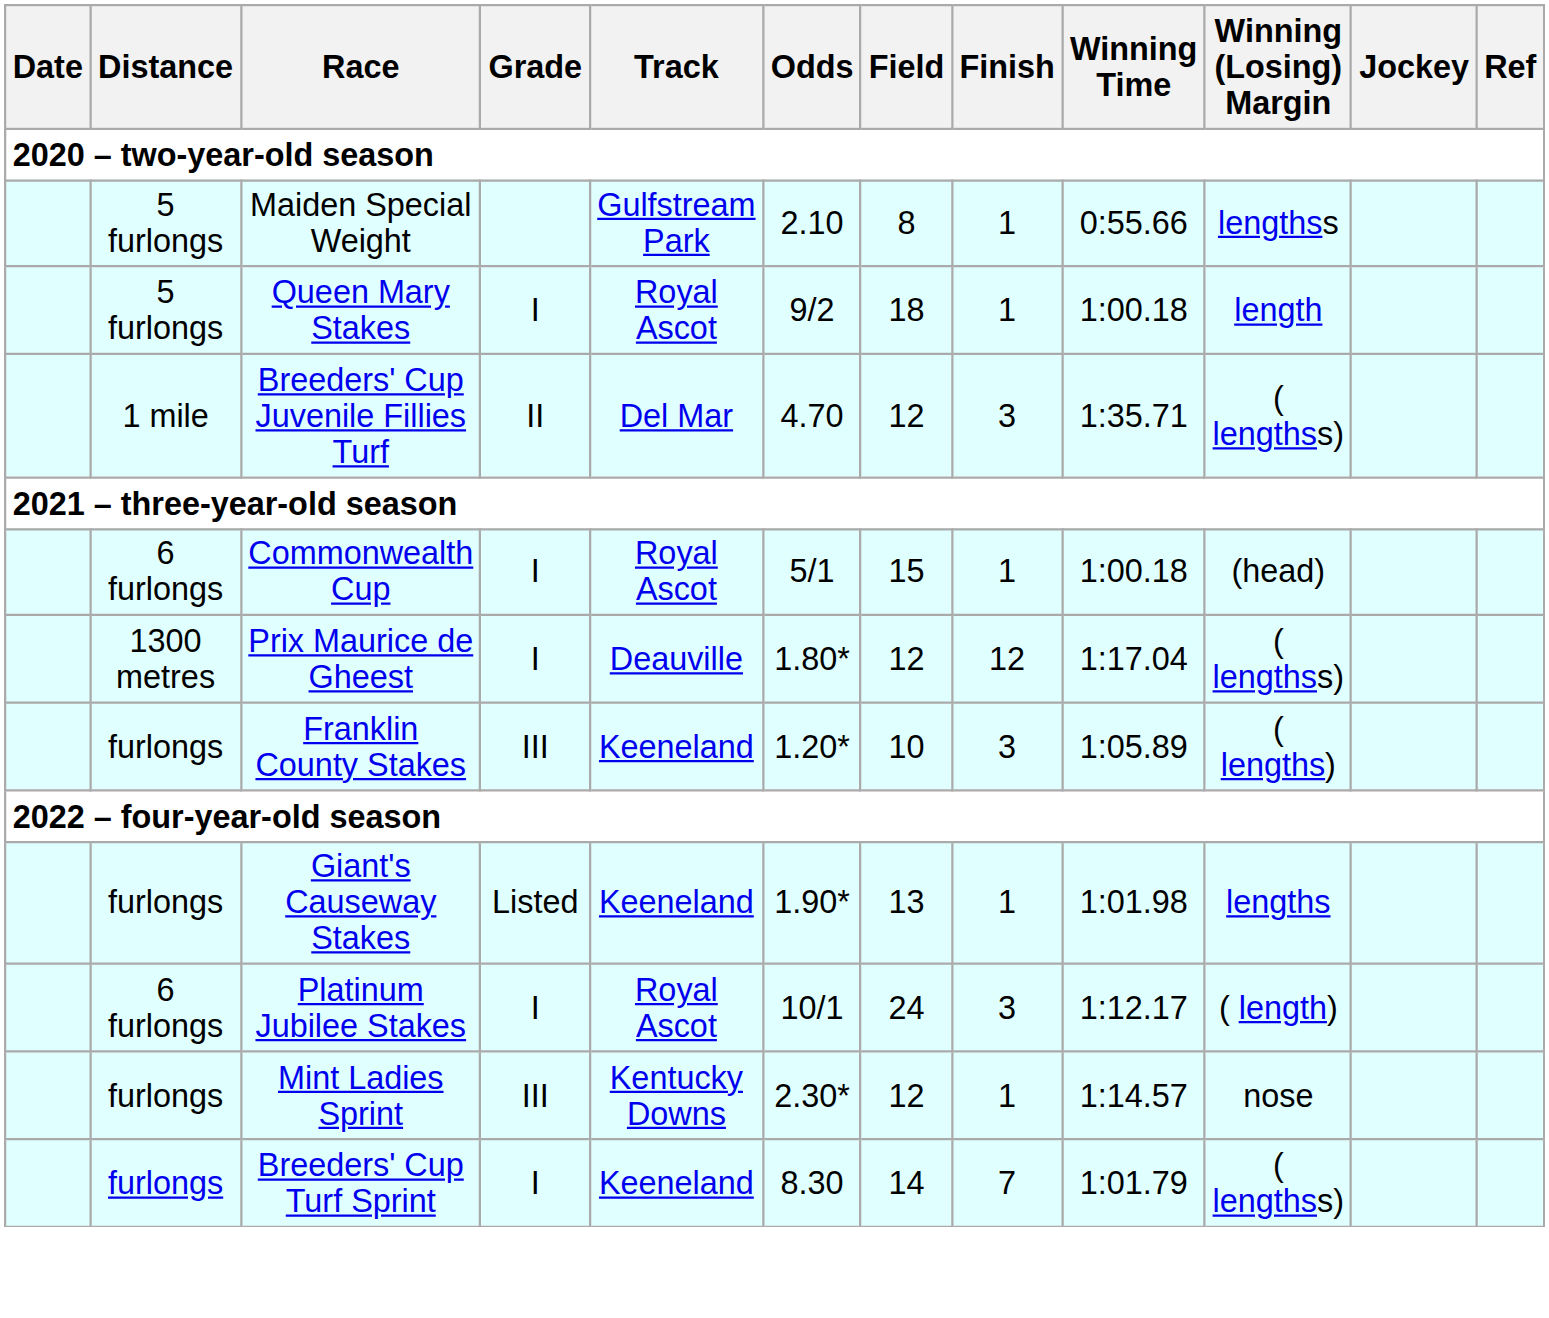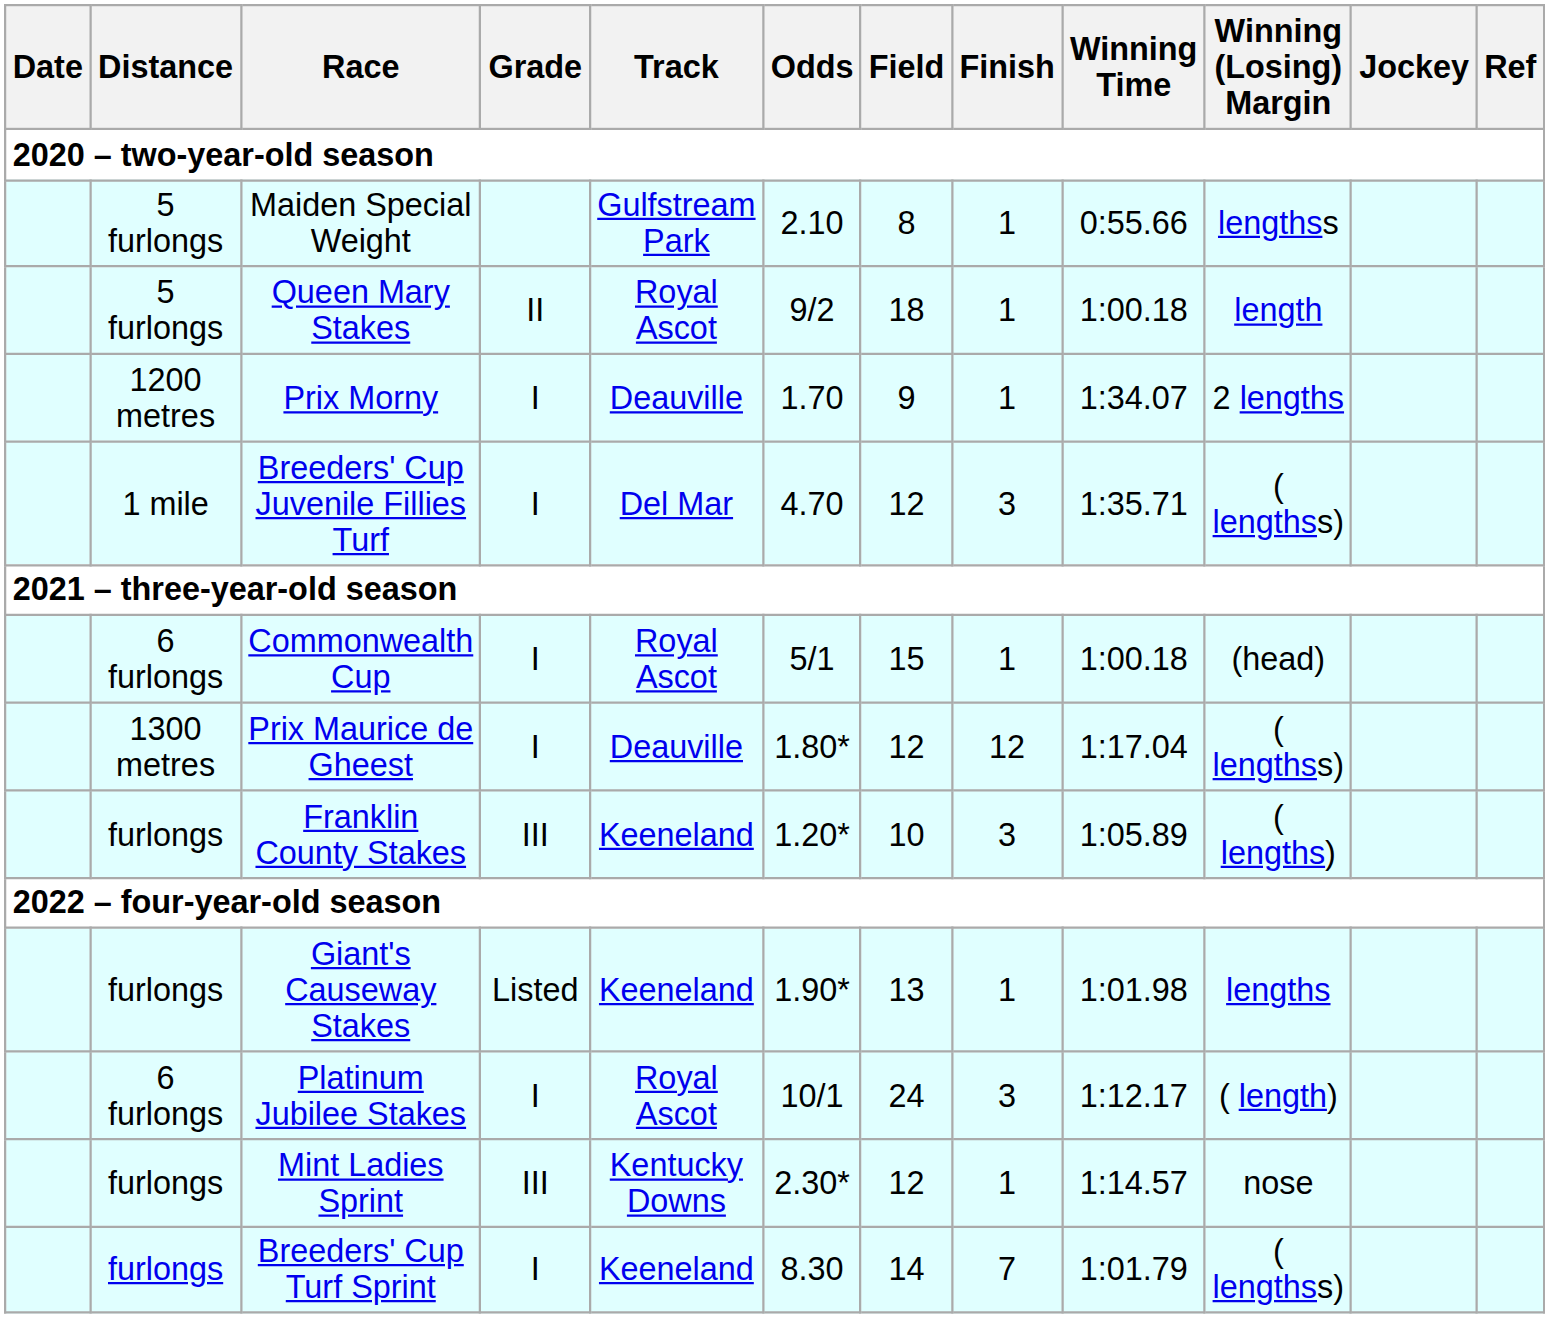(535, 311) I -> (535, 311) II
+ row: (361, 398)
(535, 416) II -> (535, 503) I
